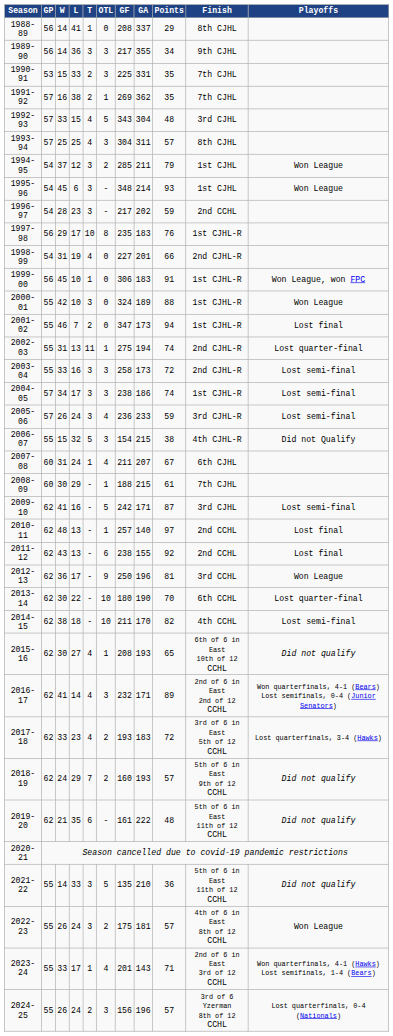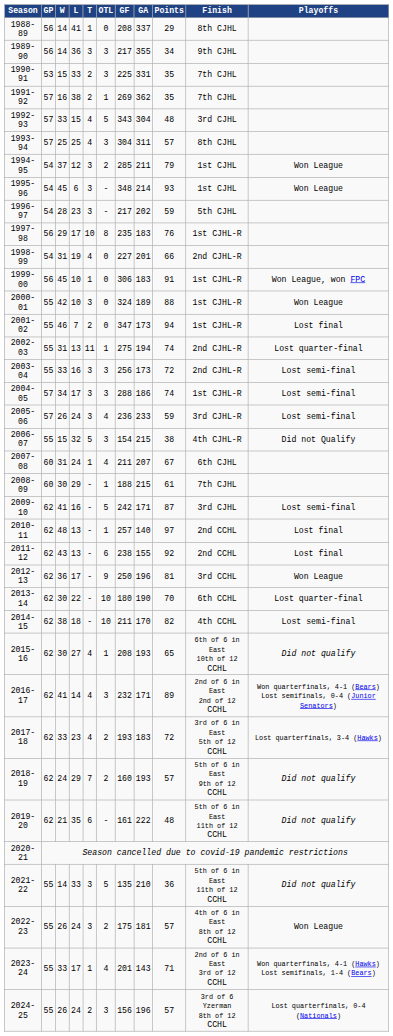(217, 211) 2nd CCHL -> (217, 211) 5th CJHL
(125, 371) 258 -> (125, 371) 256
(125, 394) 238 -> (125, 394) 288
